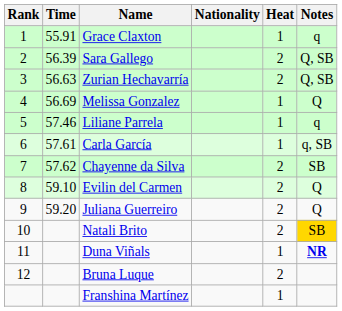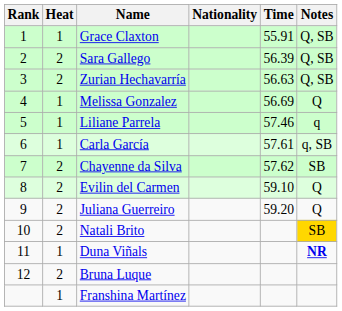columns swapped: (280, 15) <-> (61, 15)
(317, 36) q -> (317, 36) Q, SB
